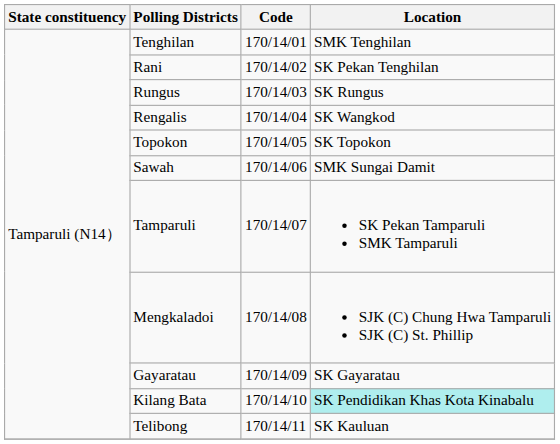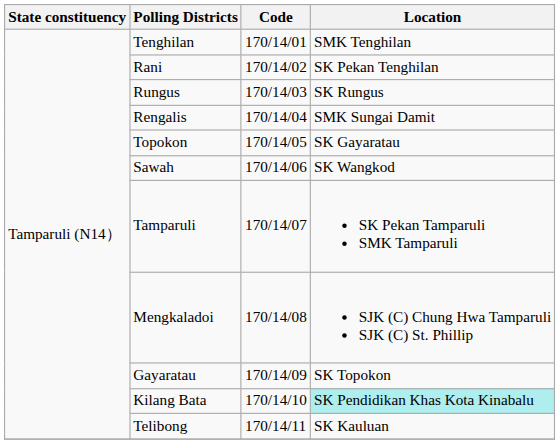(354, 117) SK Wangkod -> (374, 117) SMK Sungai Damit
(352, 142) SK Topokon -> (357, 142) SK Gayaratau
(374, 167) SMK Sungai Damit -> (354, 167) SK Wangkod
(357, 375) SK Gayaratau -> (352, 375) SK Topokon
